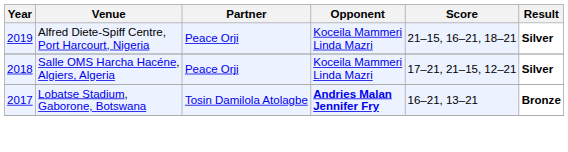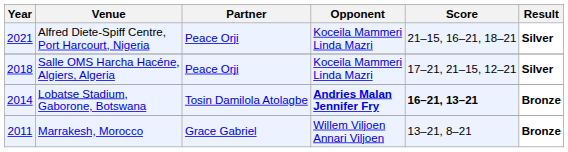(20, 38) 2019 -> (20, 38) 2021
(20, 100) 2017 -> (20, 100) 2014
(443, 100) normal -> (443, 100) bold
+ row: (91, 131)
